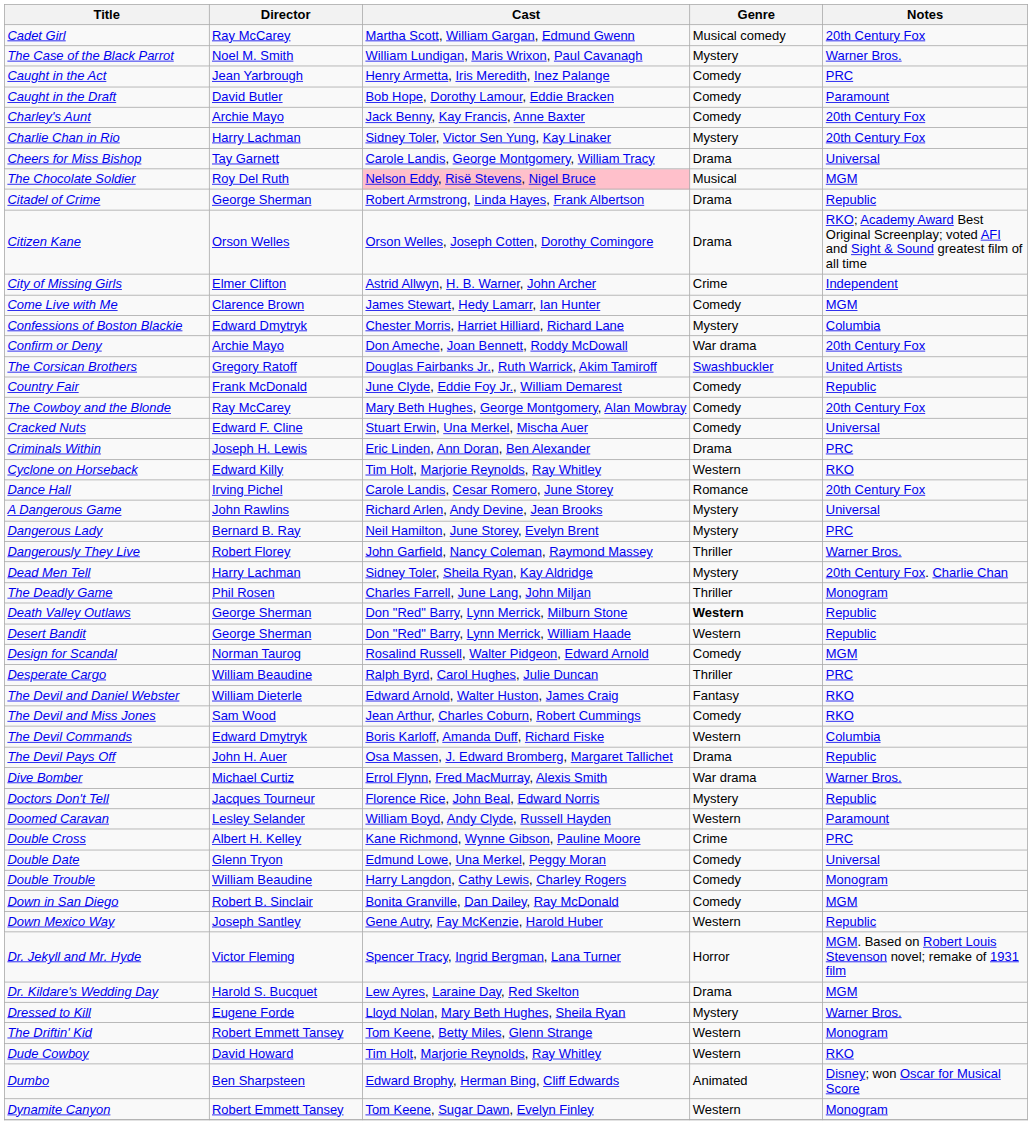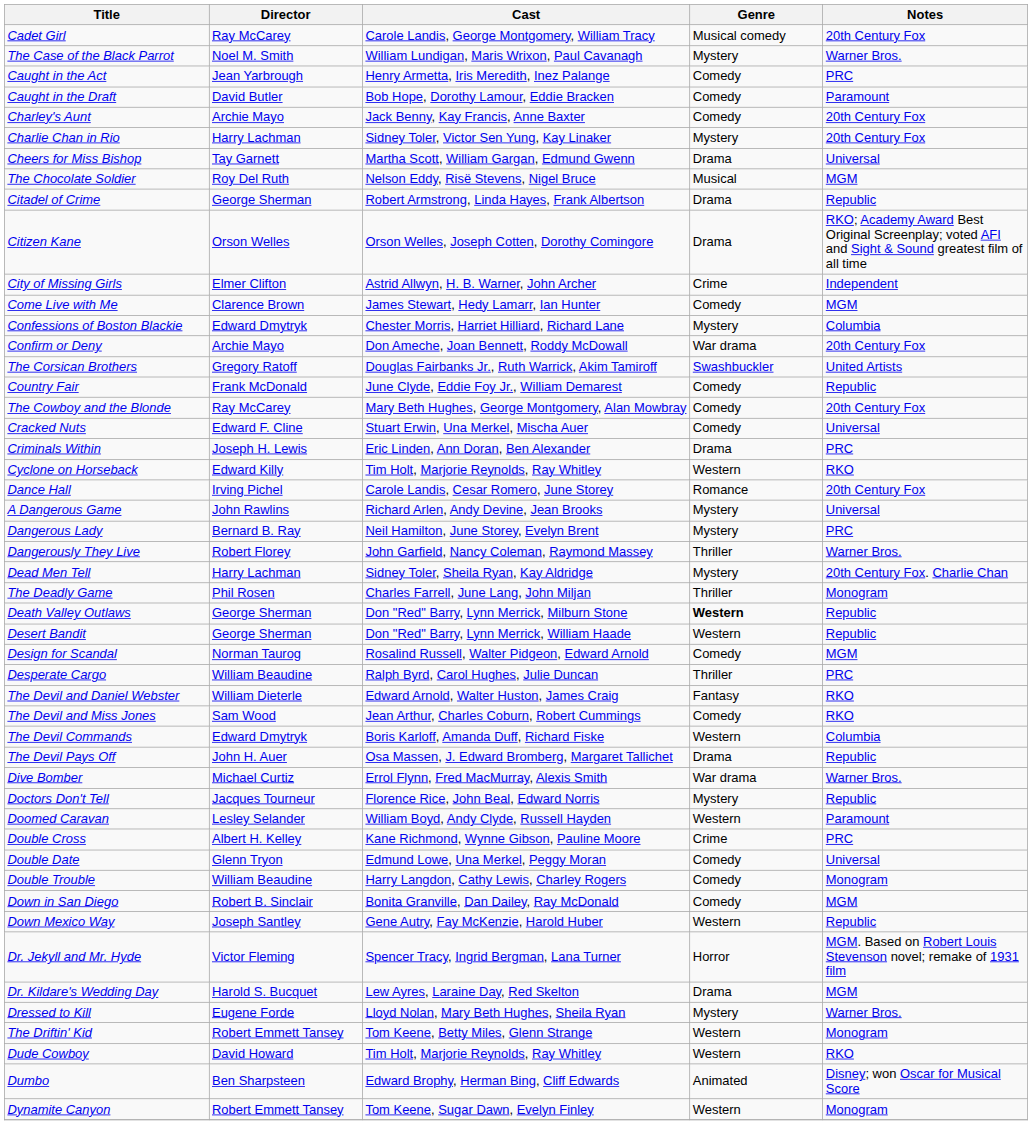(500, 35) Martha Scott, William Gargan, Edmund Gwenn -> (510, 35) Carole Landis, George Montgomery, William Tracy
(510, 158) Carole Landis, George Montgomery, William Tracy -> (500, 158) Martha Scott, William Gargan, Edmund Gwenn
(481, 179) pink background -> (481, 179) no background
